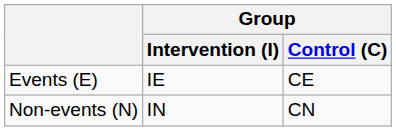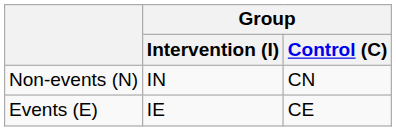rows swapped: (53, 79) <-> (74, 110)
